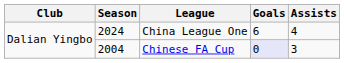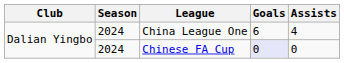(111, 49) 2004 -> (111, 49) 2024
(294, 49) 3 -> (294, 49) 0
